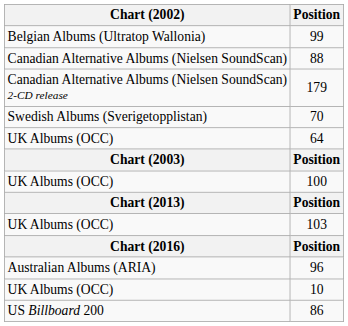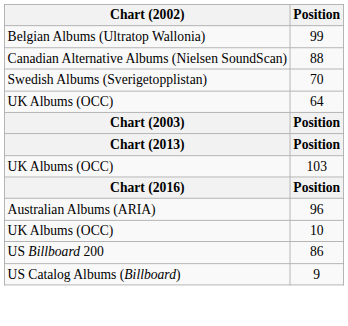- row: (317, 87)
- row: (317, 181)
+ row: (317, 274)
